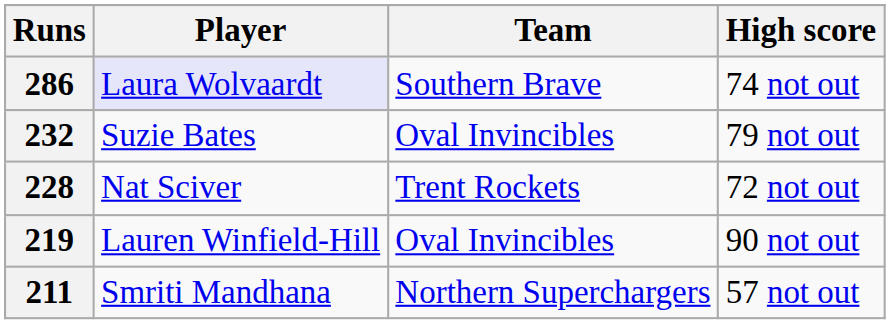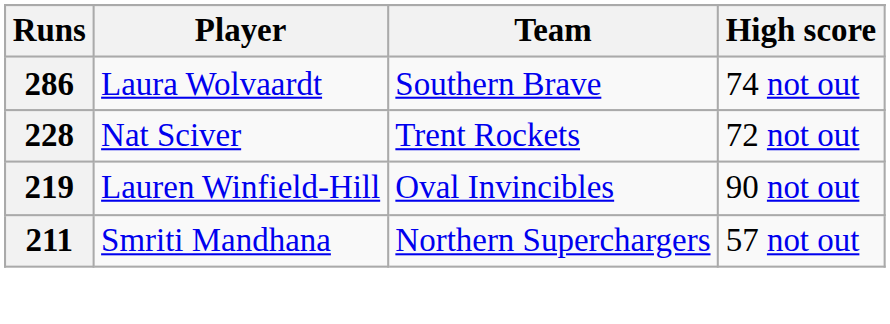(212, 82) lavender background -> (212, 82) no background
- row: (49, 135)
